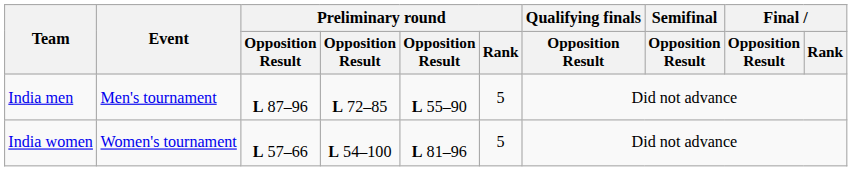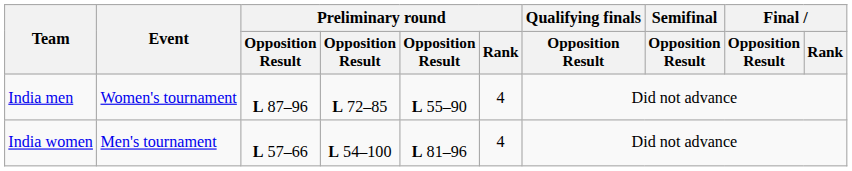(159, 97) Men's tournament -> (169, 97) Women's tournament
(501, 97) 5 -> (501, 97) 4
(169, 143) Women's tournament -> (159, 143) Men's tournament
(501, 143) 5 -> (501, 143) 4
